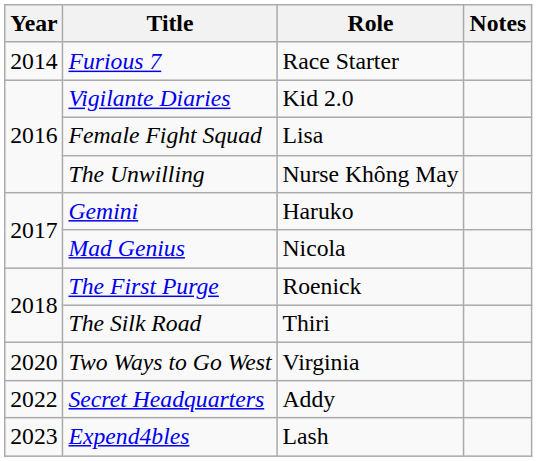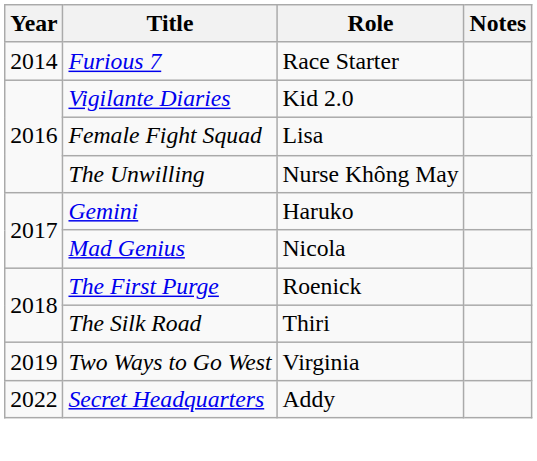(34, 361) 2020 -> (34, 361) 2019
- row: (129, 436)
